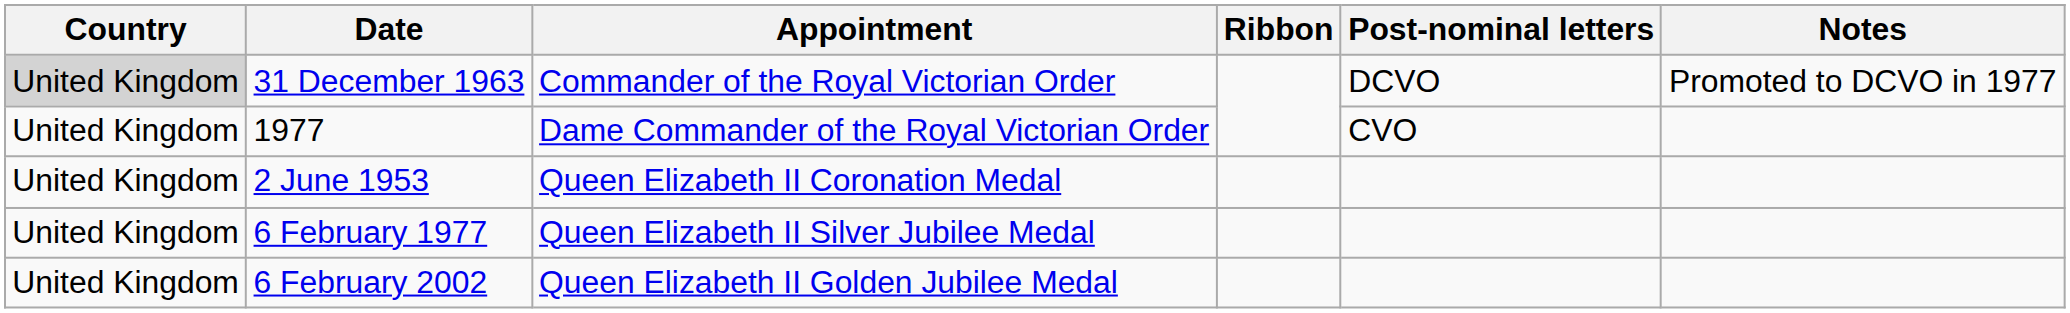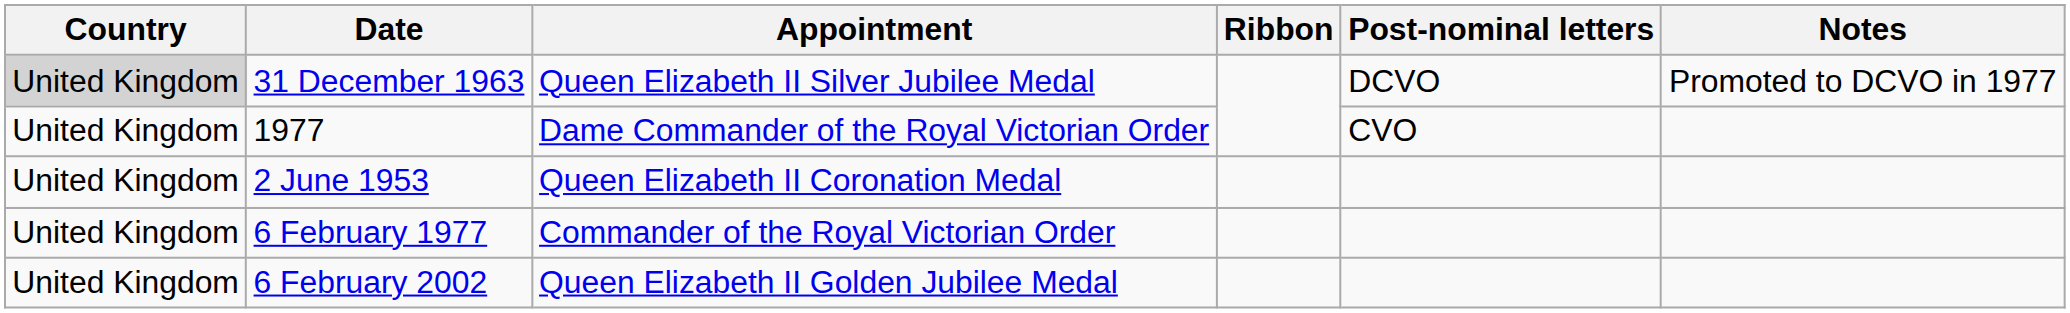(827, 80) Commander of the Royal Victorian Order -> (817, 80) Queen Elizabeth II Silver Jubilee Medal
(817, 231) Queen Elizabeth II Silver Jubilee Medal -> (827, 231) Commander of the Royal Victorian Order
